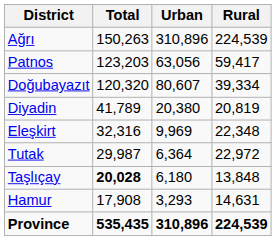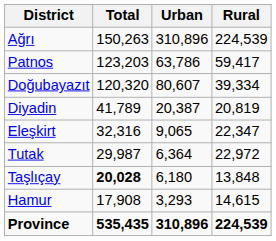(178, 62) 63,056 -> (178, 62) 63,786
(178, 108) 20,380 -> (178, 108) 20,387
(174, 131) 9,969 -> (174, 131) 9,065
(237, 131) 22,348 -> (237, 131) 22,347
(237, 200) 14,631 -> (237, 200) 14,615
